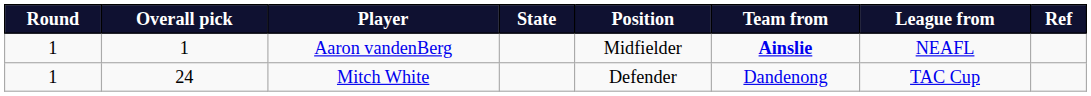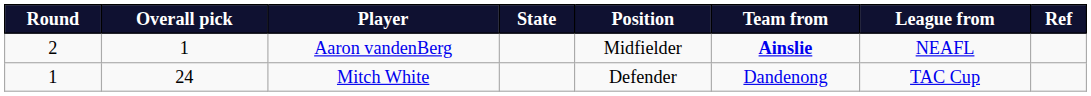(53, 47) 1 -> (53, 47) 2
